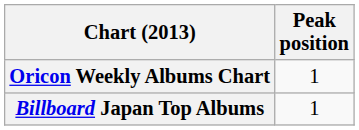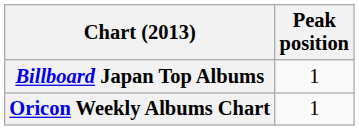rows swapped: (140, 76) <-> (140, 108)
